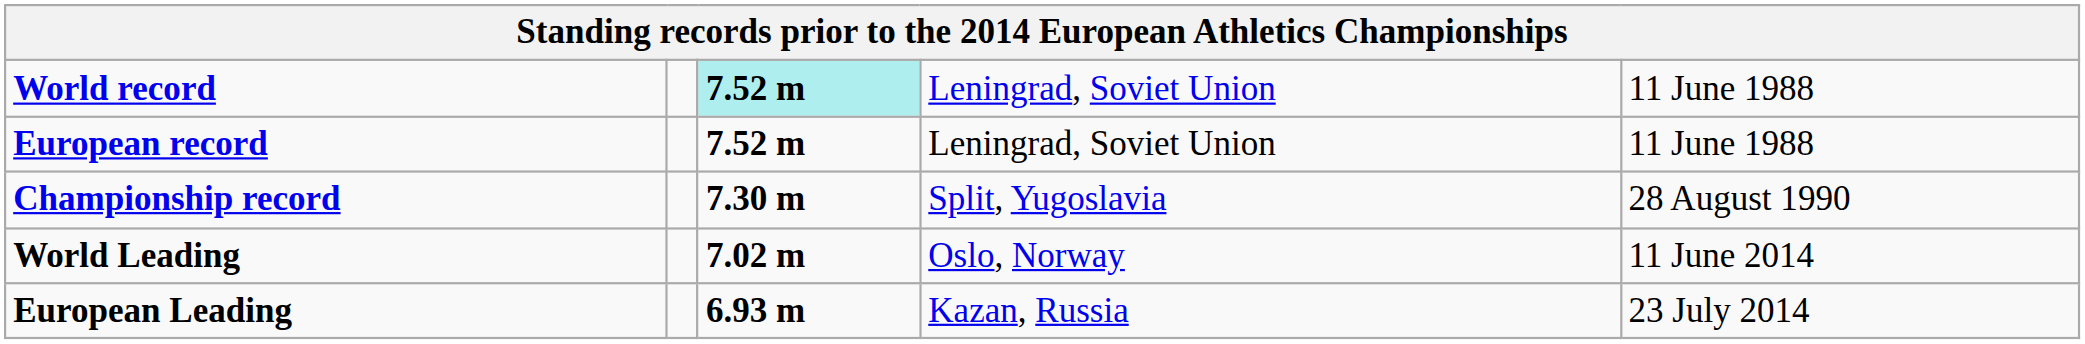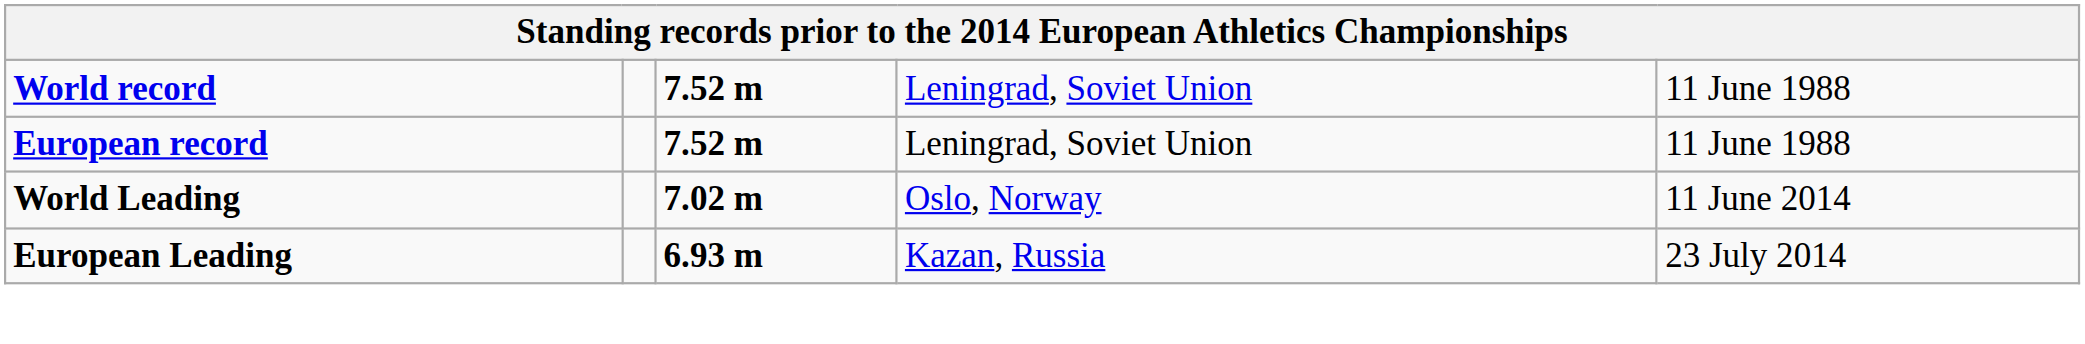(756, 87) paleturquoise background -> (713, 87) no background
- row: (177, 198)
